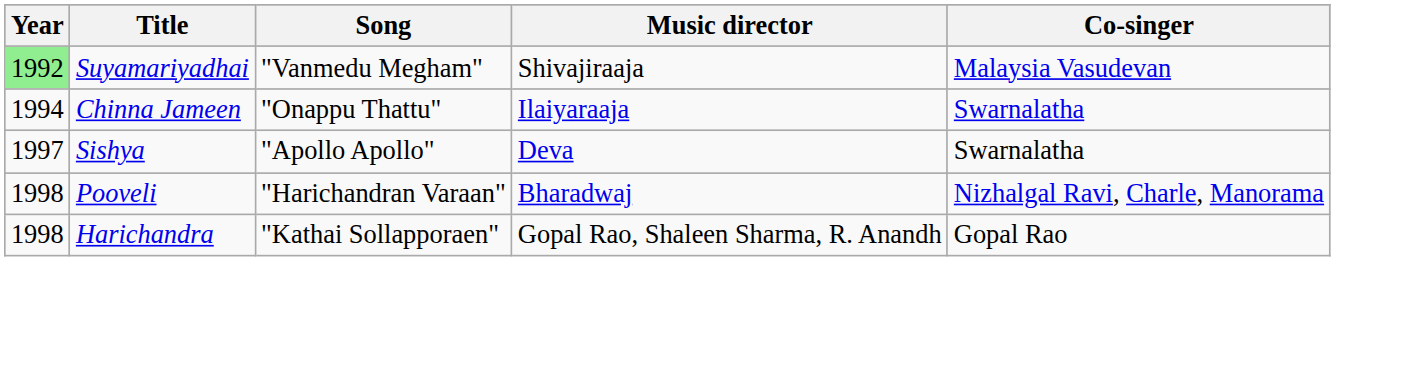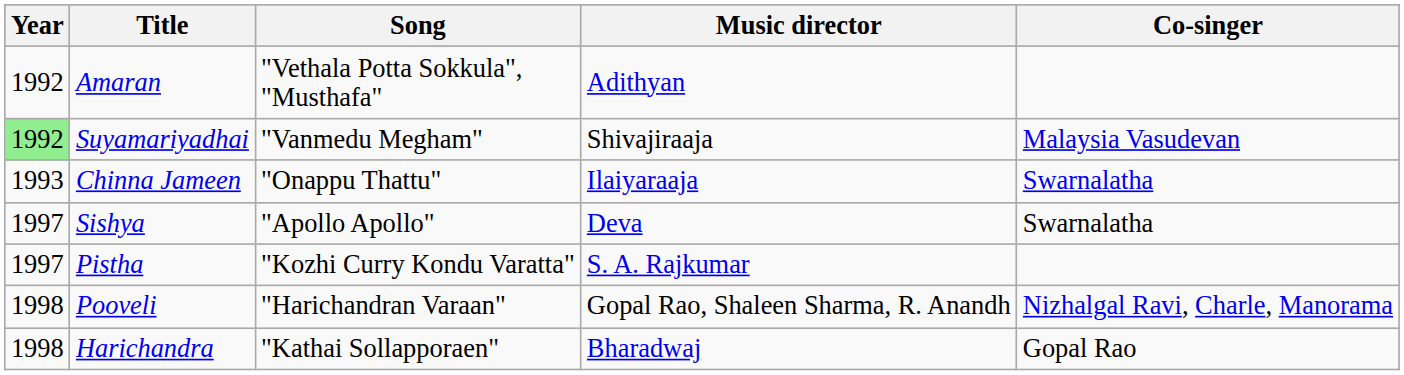+ row: (118, 82)
(37, 109) 1994 -> (37, 180) 1993
+ row: (110, 264)
(575, 192) Bharadwaj -> (799, 306) Gopal Rao, Shaleen Sharma, R. Anandh
(730, 234) Gopal Rao, Shaleen Sharma, R. Anandh -> (644, 348) Bharadwaj
